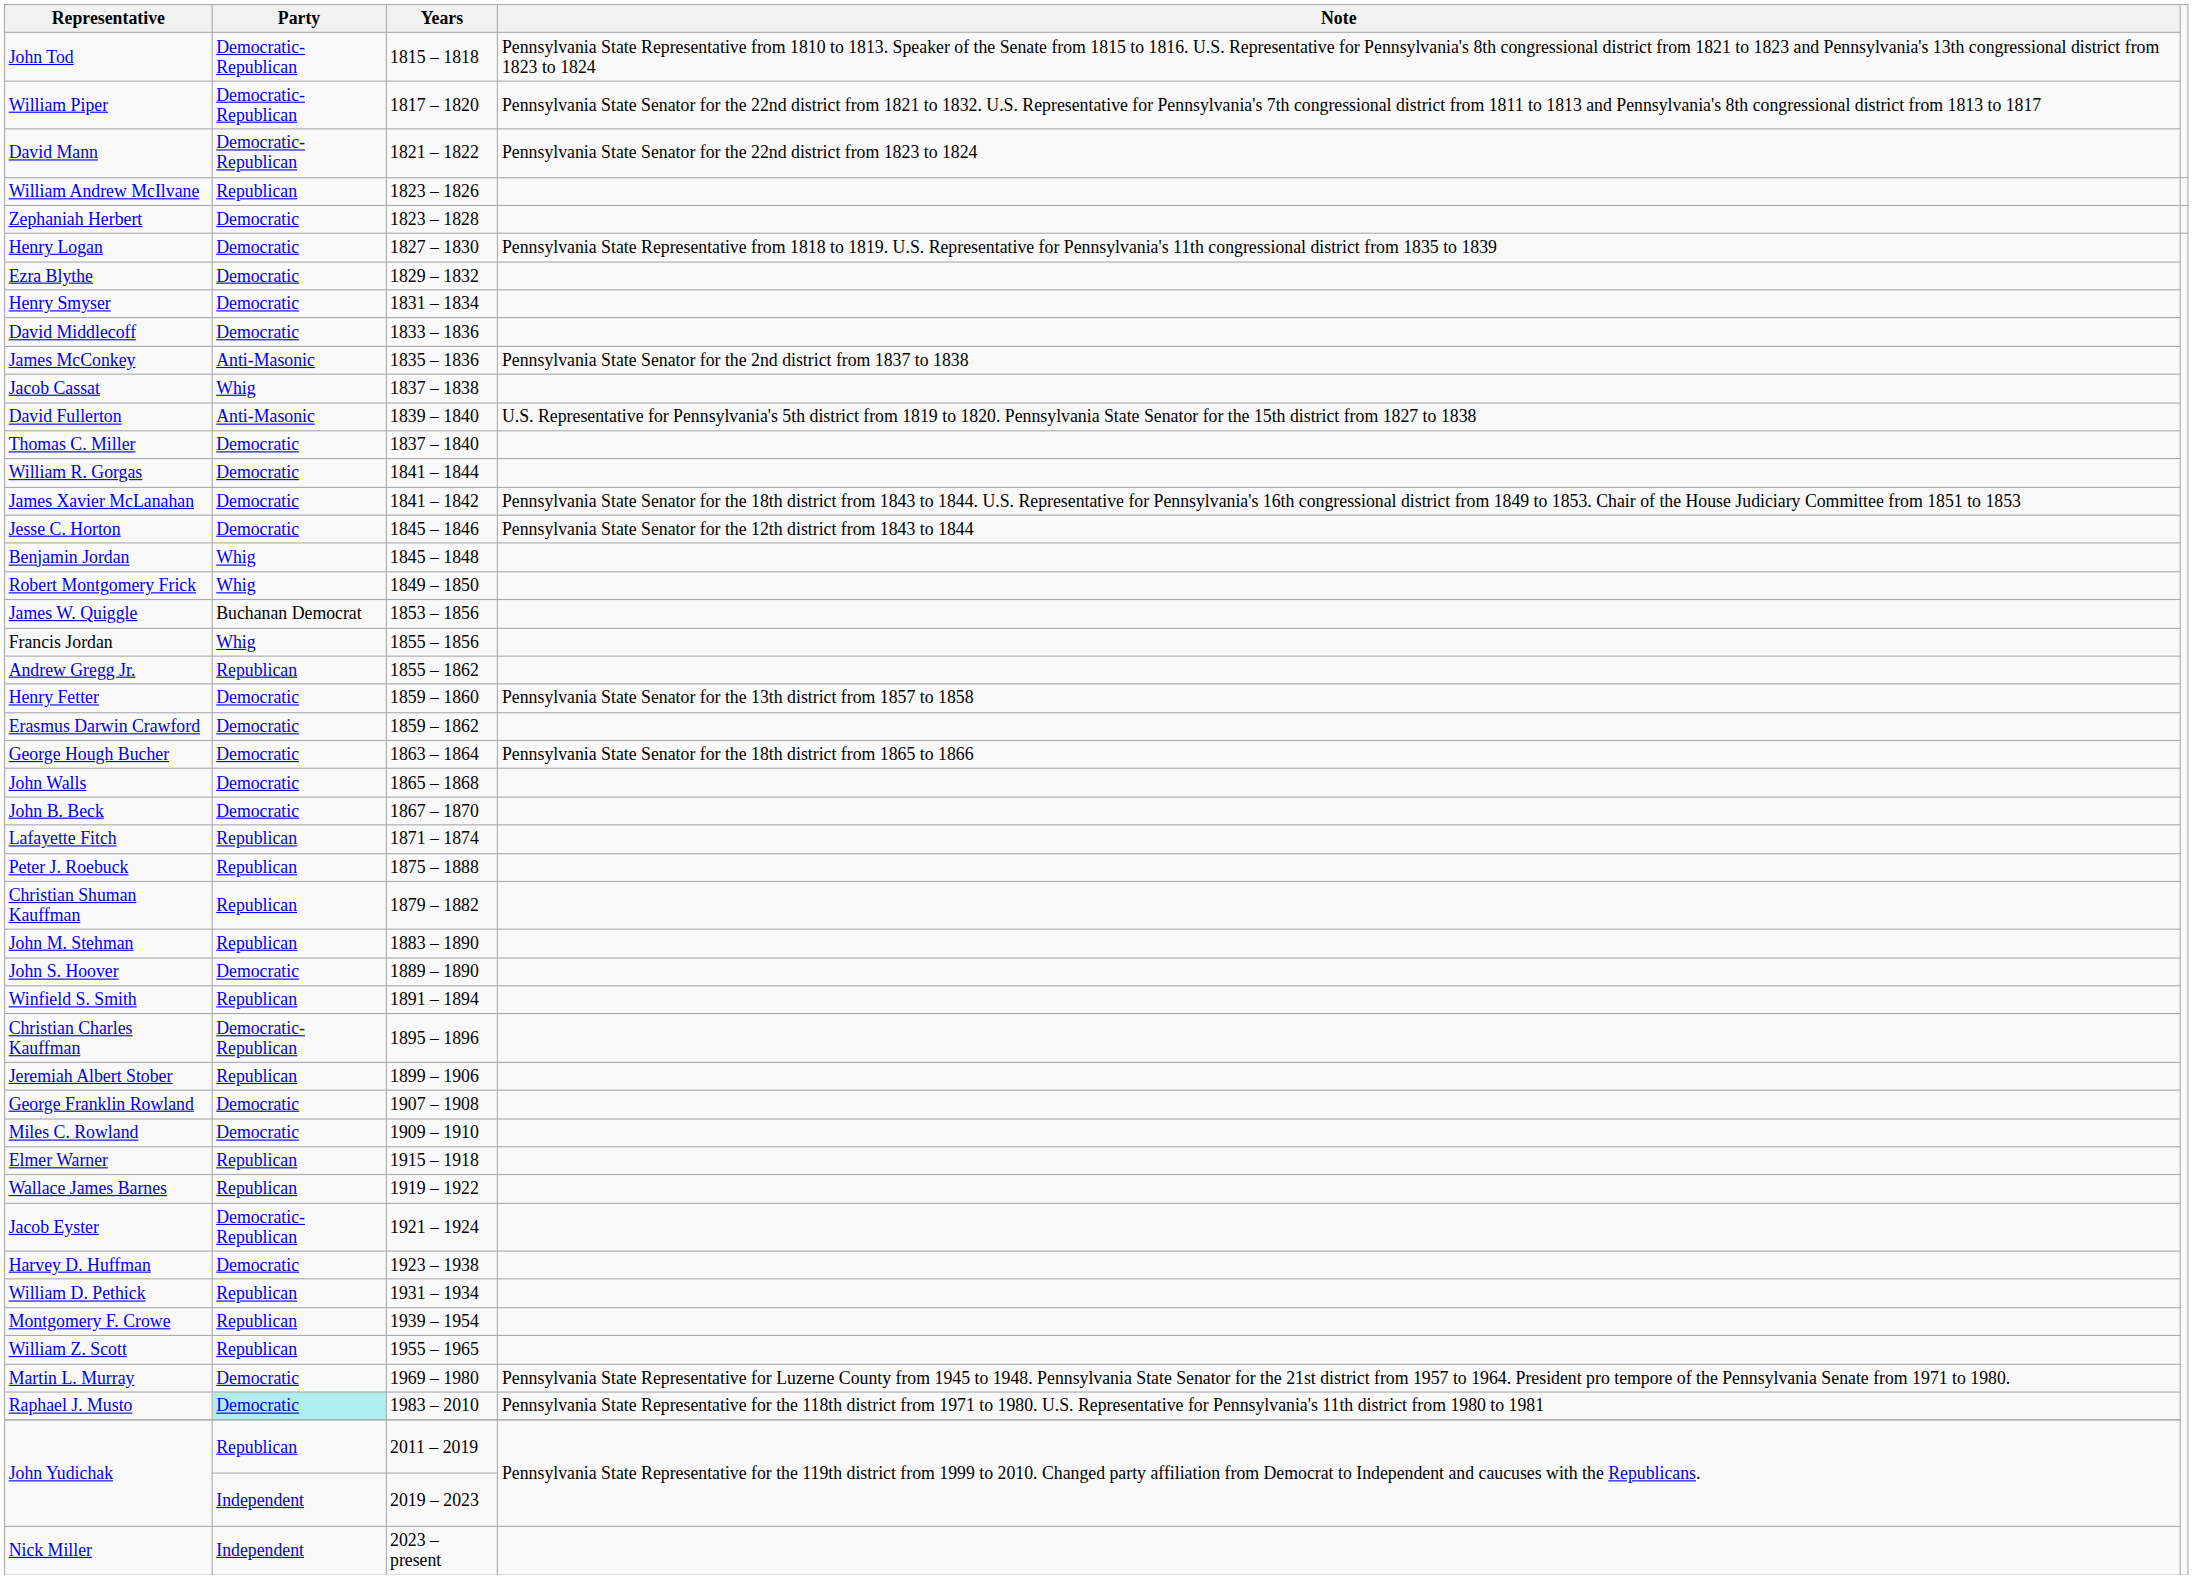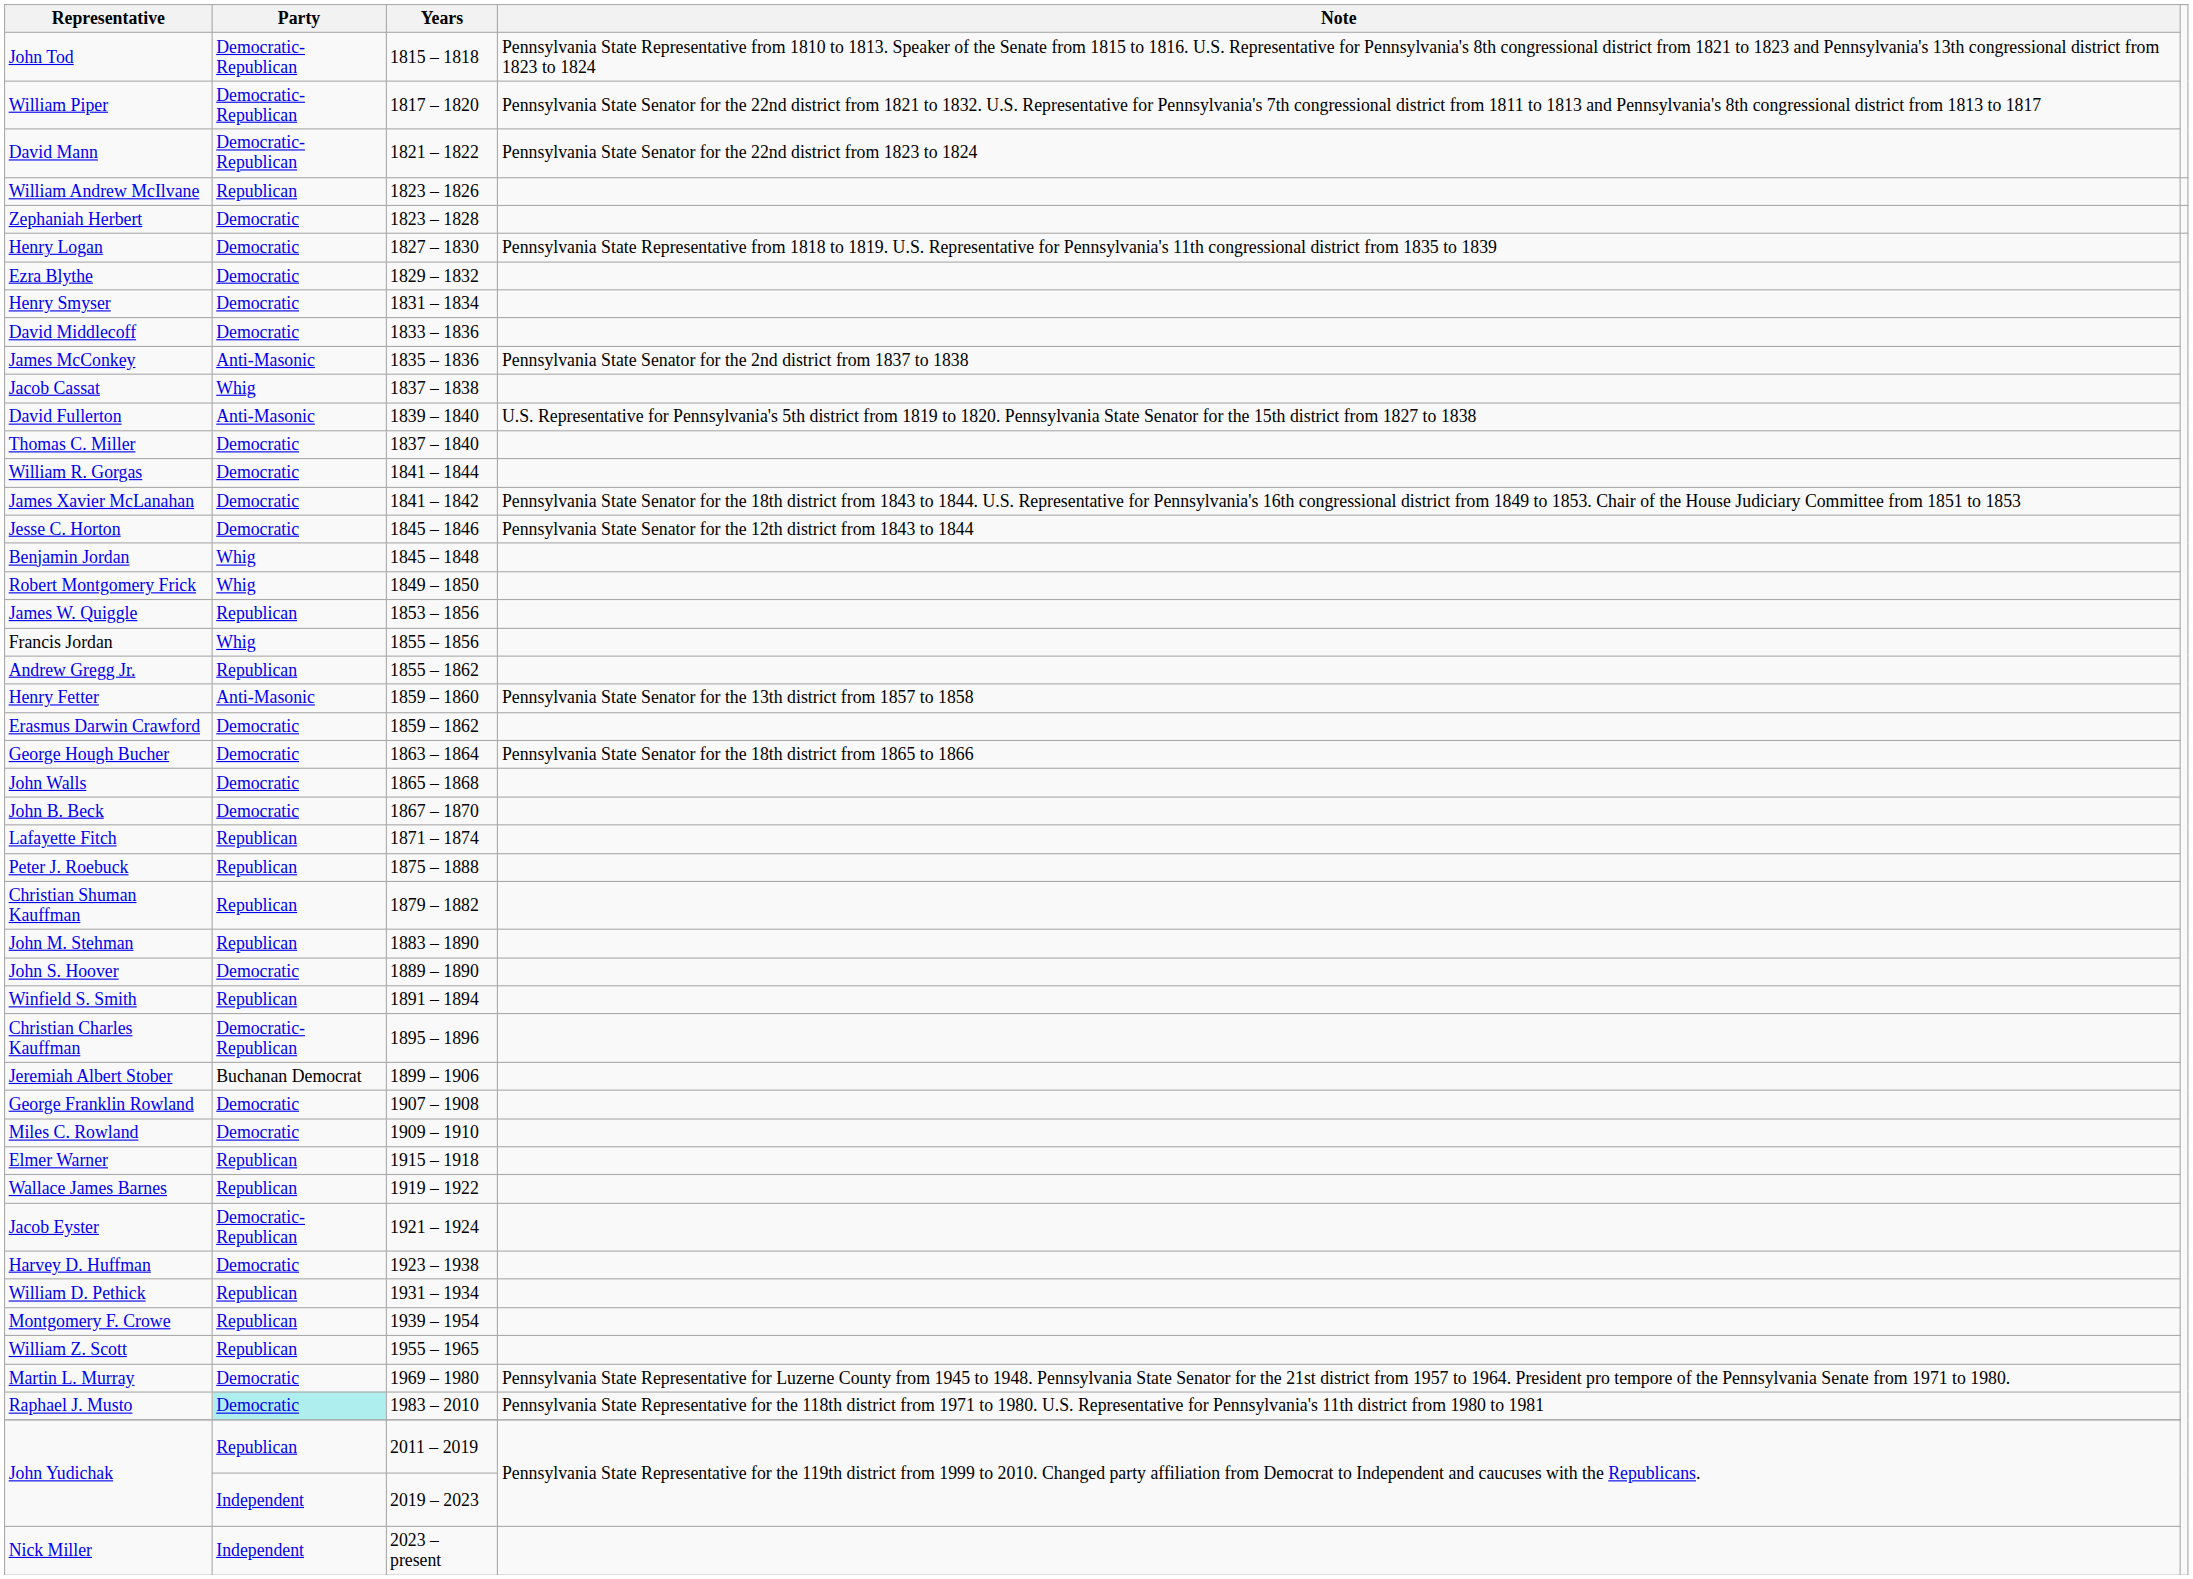(289, 613) Buchanan Democrat -> (257, 613) Republican
(258, 698) Democratic -> (266, 698) Anti-Masonic
(257, 1076) Republican -> (289, 1076) Buchanan Democrat
